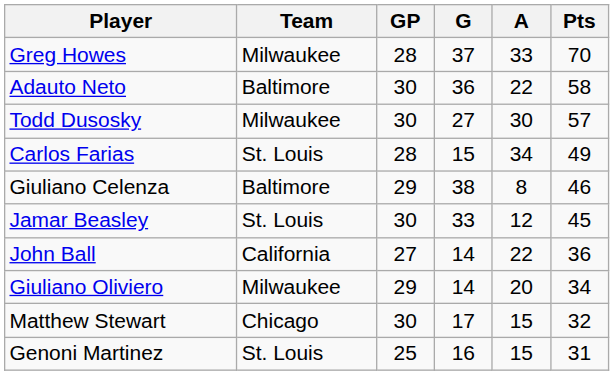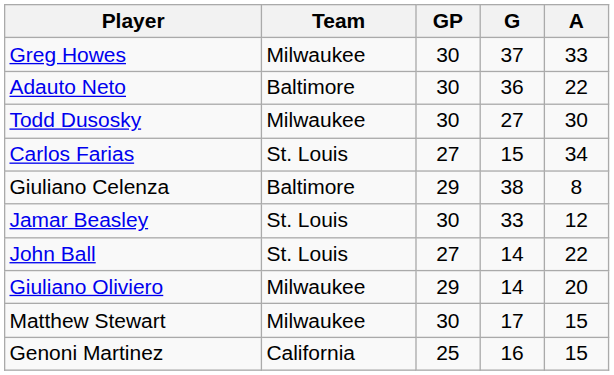- column: (579, 21)
(405, 54) 28 -> (448, 54) 30
(405, 154) 28 -> (448, 154) 27
(286, 253) California -> (307, 253) St. Louis
(280, 320) Chicago -> (316, 320) Milwaukee
(282, 353) St. Louis -> (311, 353) California
